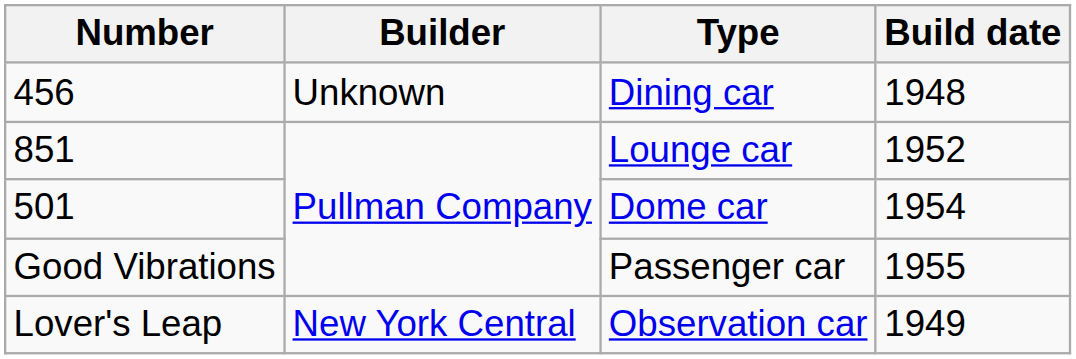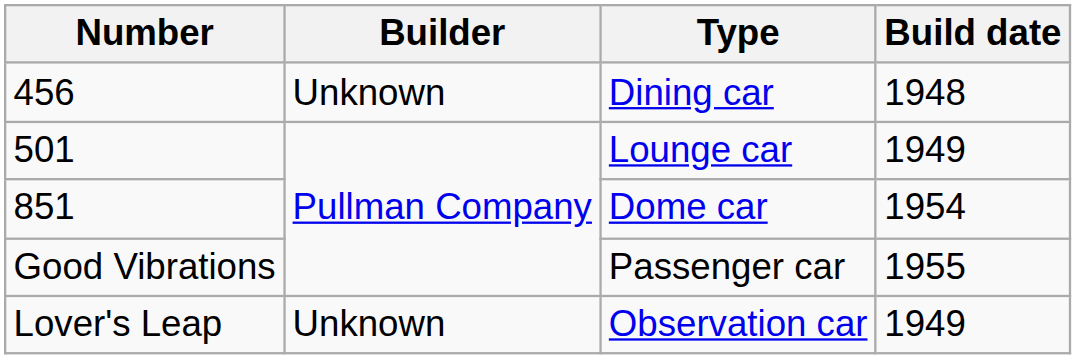(44, 149) 851 -> (44, 149) 501
(925, 149) 1952 -> (925, 149) 1949
(44, 207) 501 -> (44, 207) 851
(434, 324) New York Central -> (369, 324) Unknown
